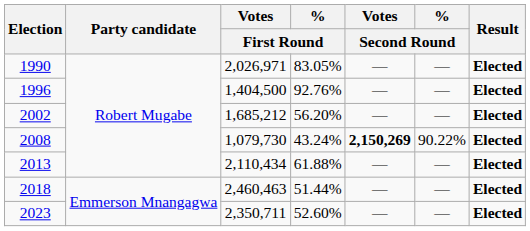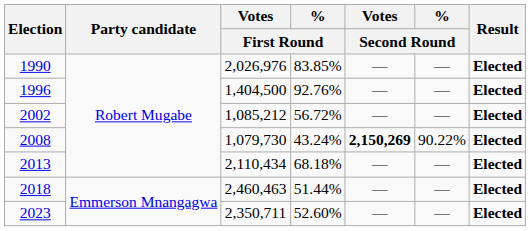(256, 66) 2,026,971 -> (256, 66) 2,026,976
(318, 66) 83.05% -> (318, 66) 83.85%
(256, 115) 1,685,212 -> (256, 115) 1,085,212
(318, 115) 56.20% -> (318, 115) 56.72%
(318, 164) 61.88% -> (318, 164) 68.18%
